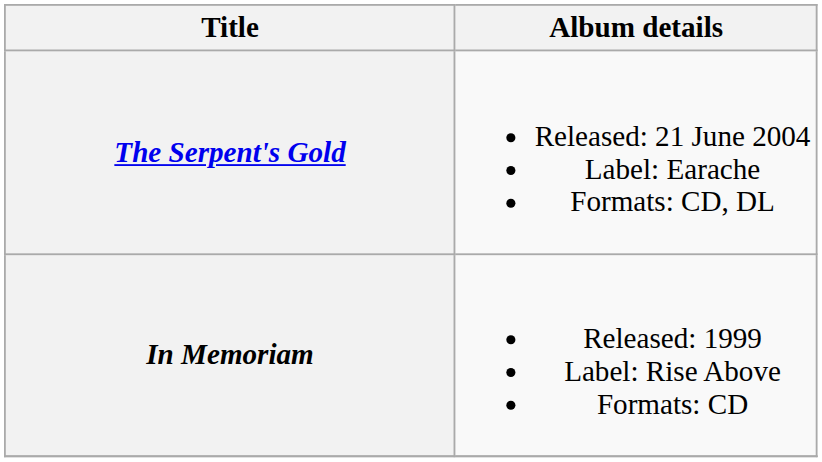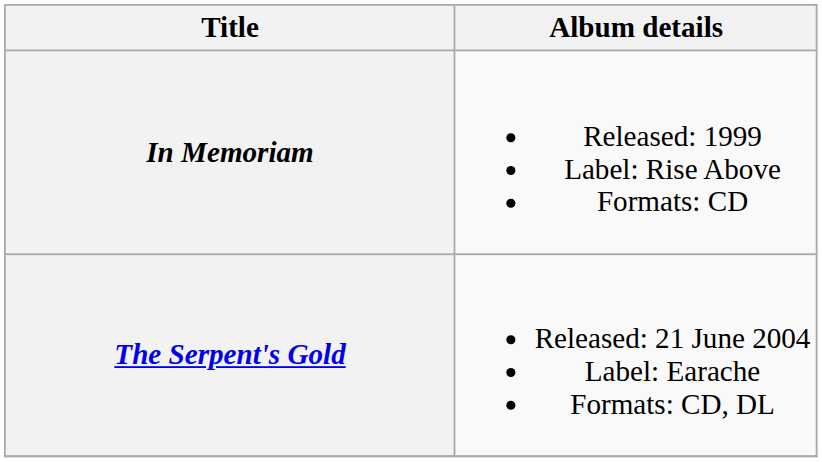rows swapped: (230, 354) <-> (230, 152)
